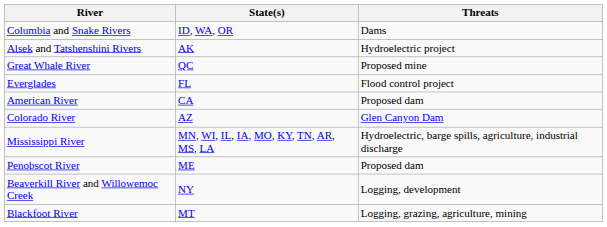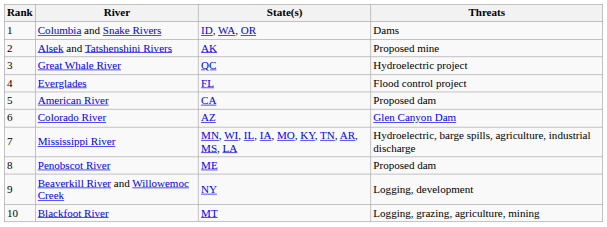+ column: (20, 13)
(408, 48) Hydroelectric project -> (406, 48) Proposed mine
(394, 65) Proposed mine -> (420, 65) Hydroelectric project
